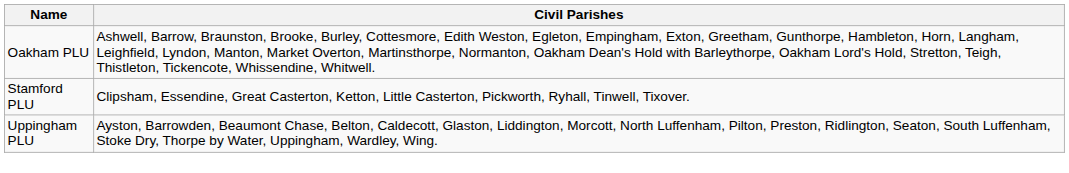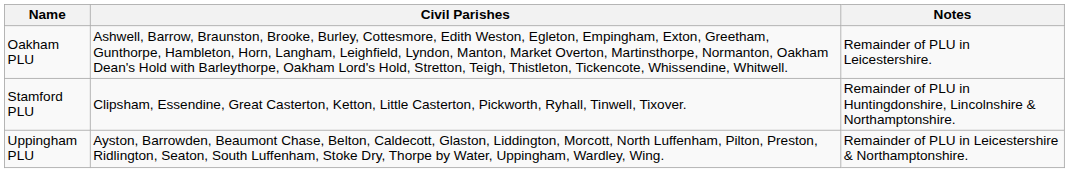+ column: (952, 15)
